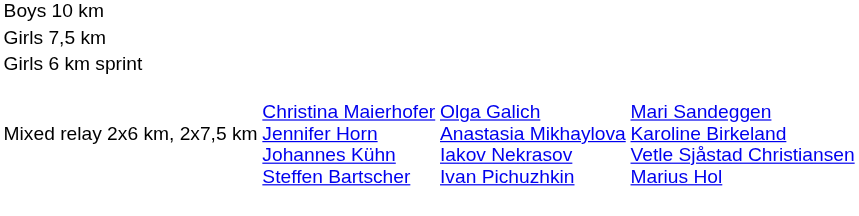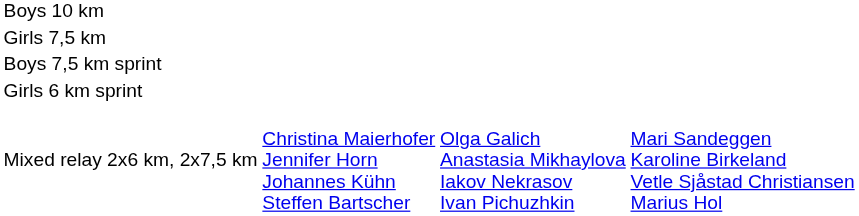+ row: (83, 64)
